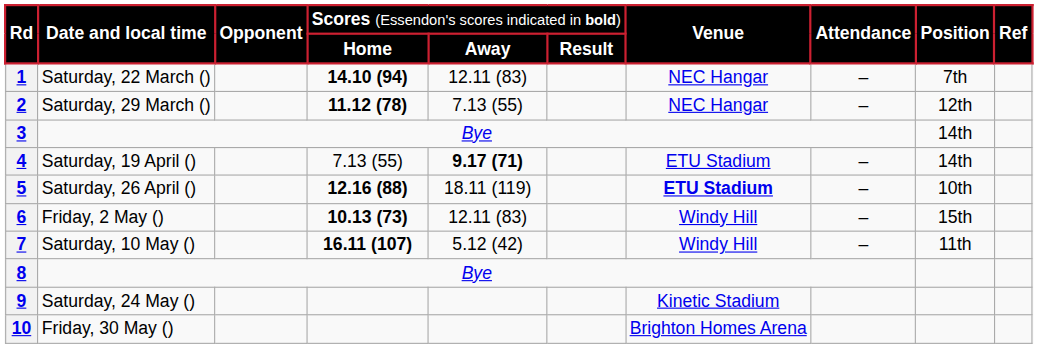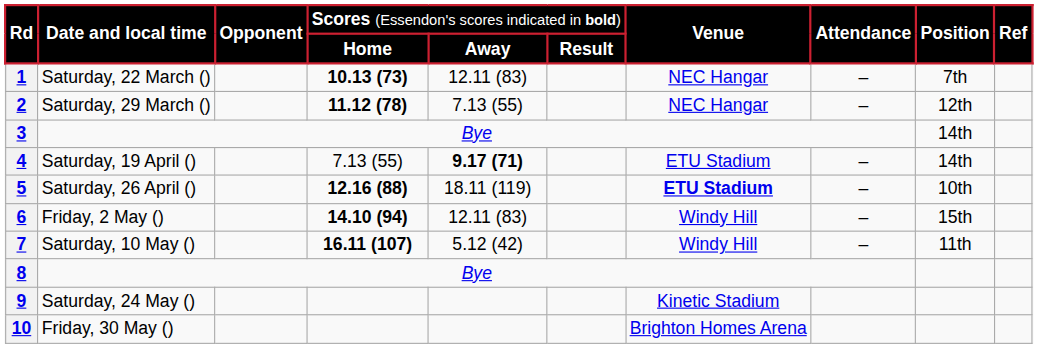(368, 77) 14.10 (94) -> (368, 77) 10.13 (73)
(368, 217) 10.13 (73) -> (368, 217) 14.10 (94)
